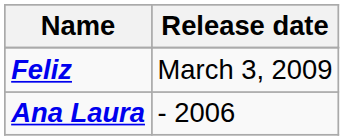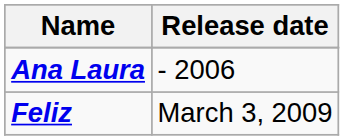rows swapped: (78, 112) <-> (42, 69)
